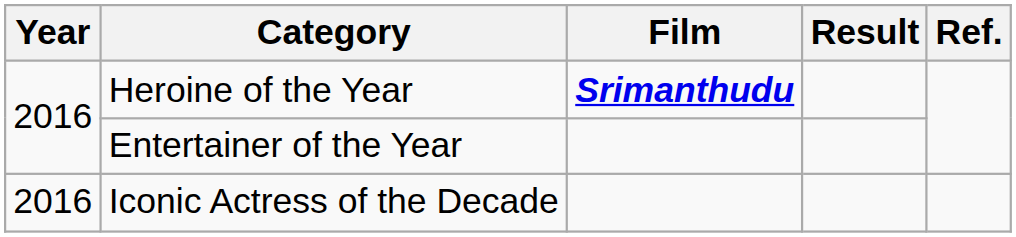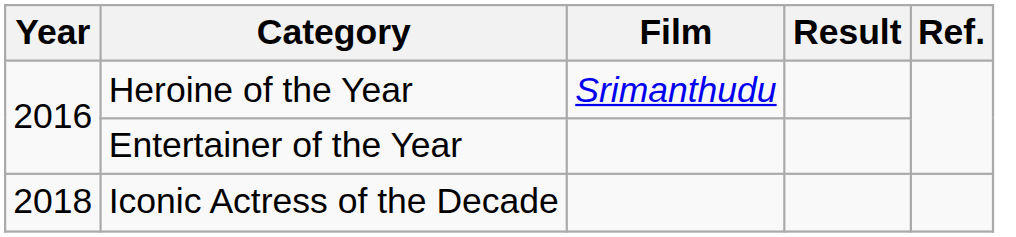(685, 88) bold -> (676, 88) normal
(53, 201) 2016 -> (53, 201) 2018
